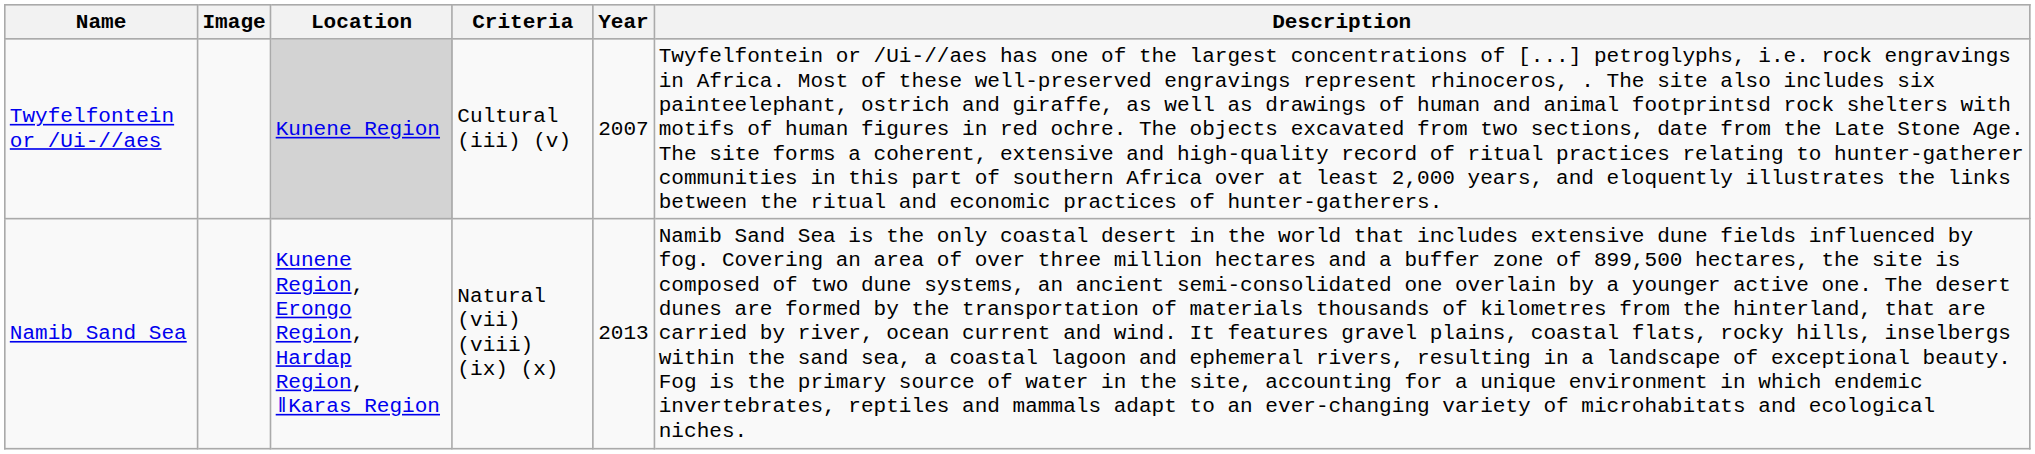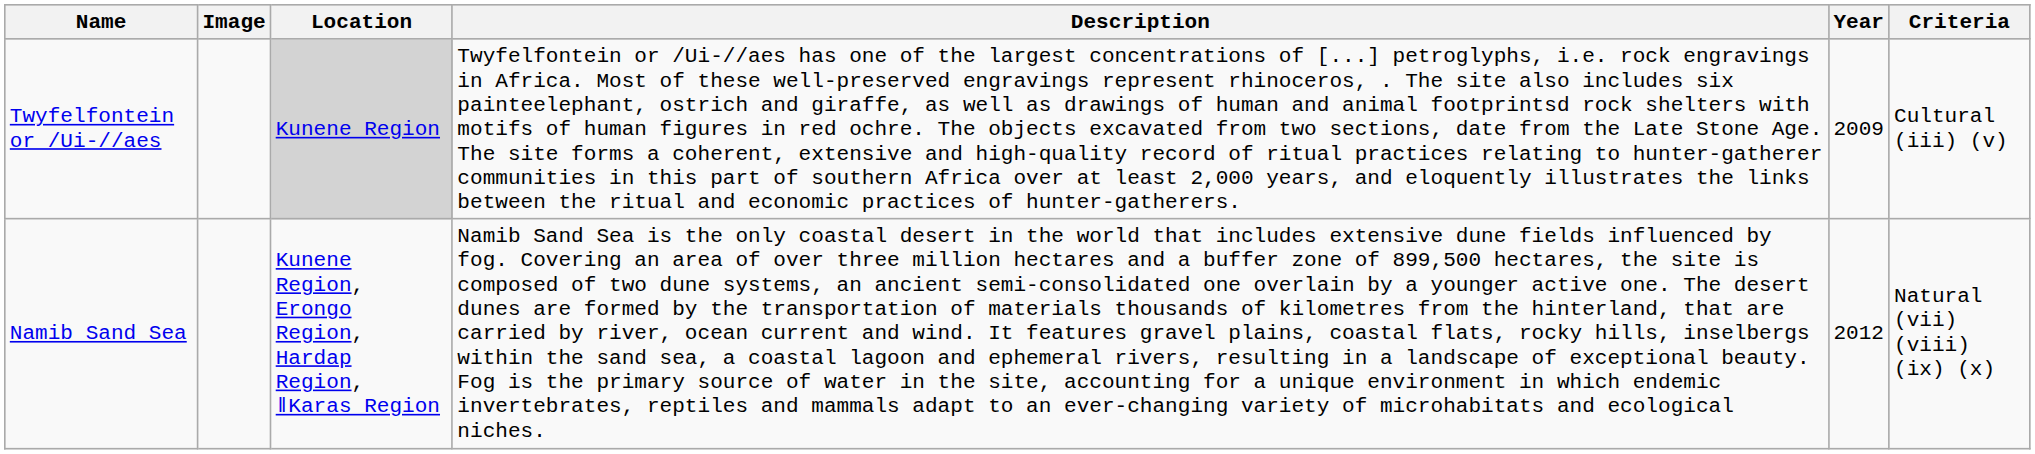columns swapped: (523, 22) <-> (1342, 22)
(623, 129) 2007 -> (1859, 129) 2009
(623, 334) 2013 -> (1859, 334) 2012
